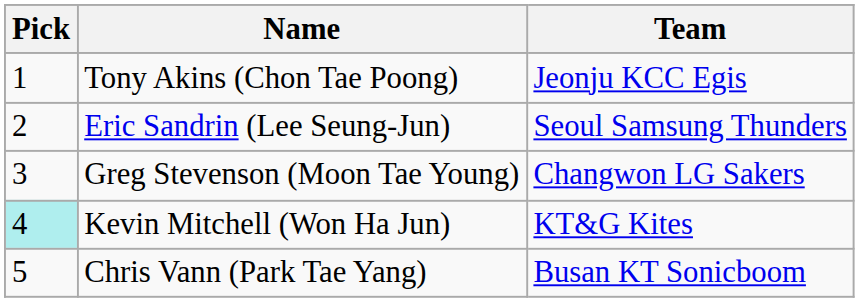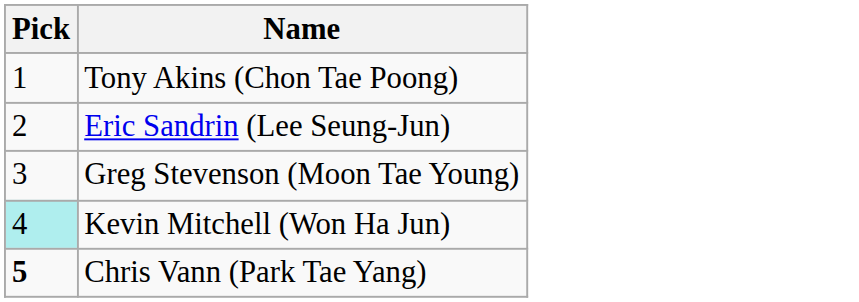- column: (690, 28)
(20, 272) normal -> (20, 272) bold
